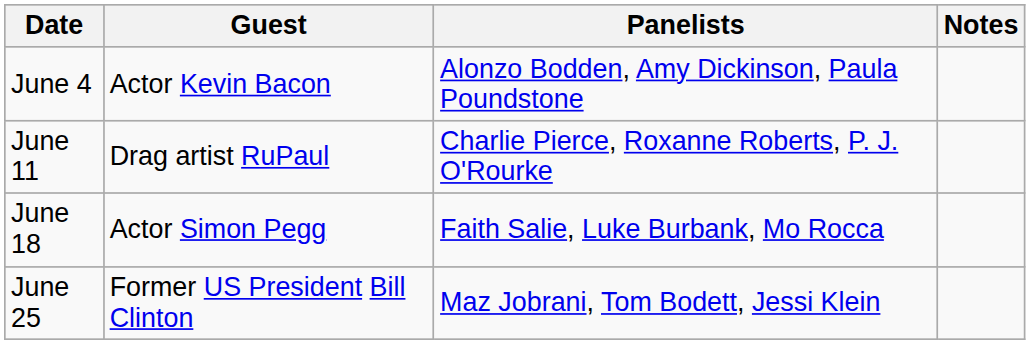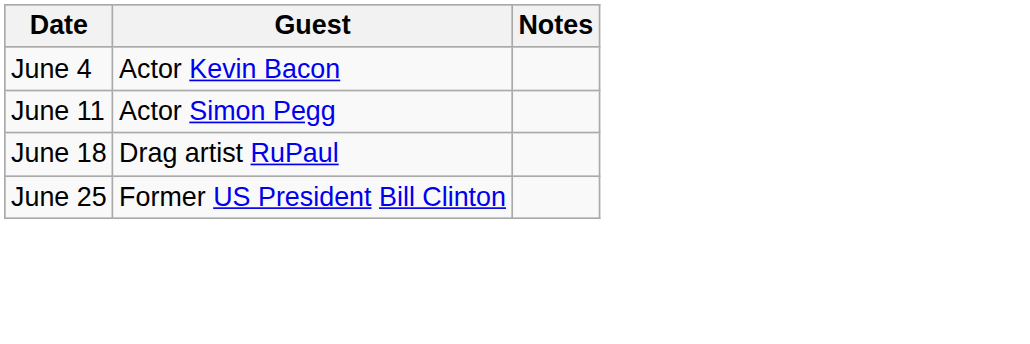- column: (686, 25)
(219, 156) Drag artist RuPaul -> (227, 111) Actor Simon Pegg
(218, 229) Actor Simon Pegg -> (229, 153) Drag artist RuPaul
